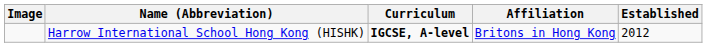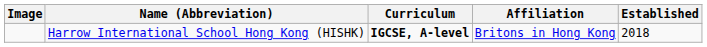(635, 33) 2012 -> (635, 33) 2018
